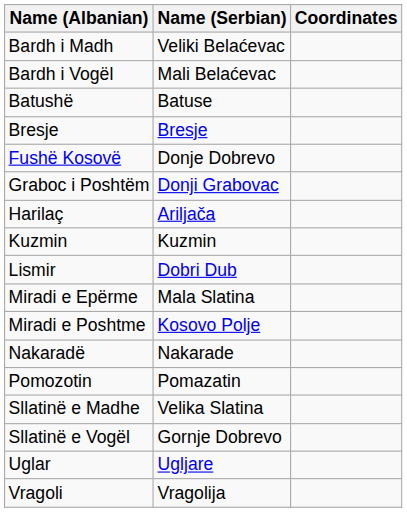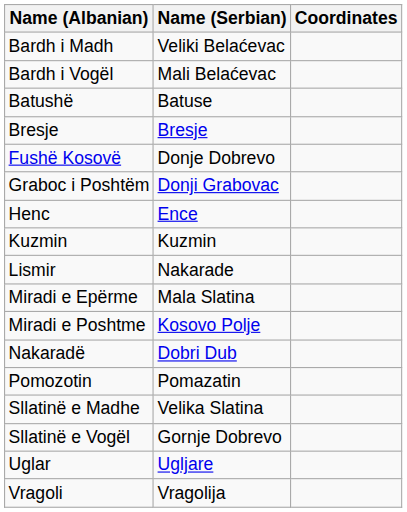- row: (36, 213)
+ row: (29, 213)
(197, 269) Dobri Dub -> (196, 269) Nakarade
(196, 353) Nakarade -> (197, 353) Dobri Dub
